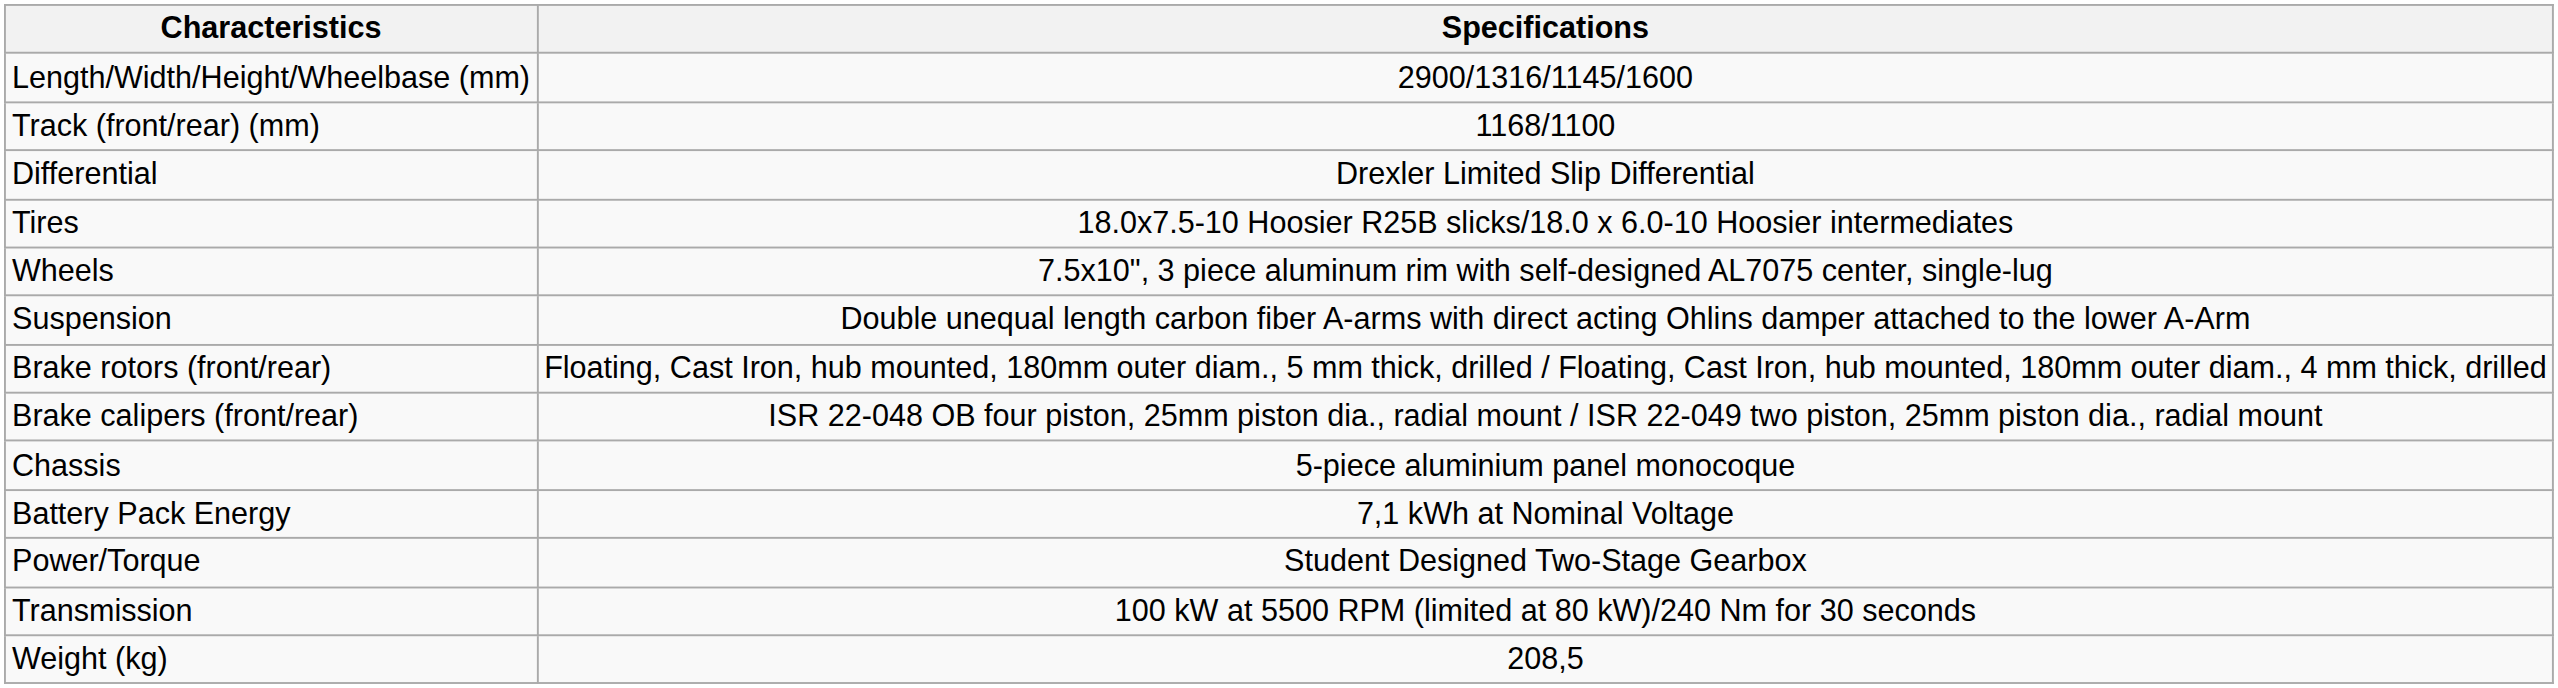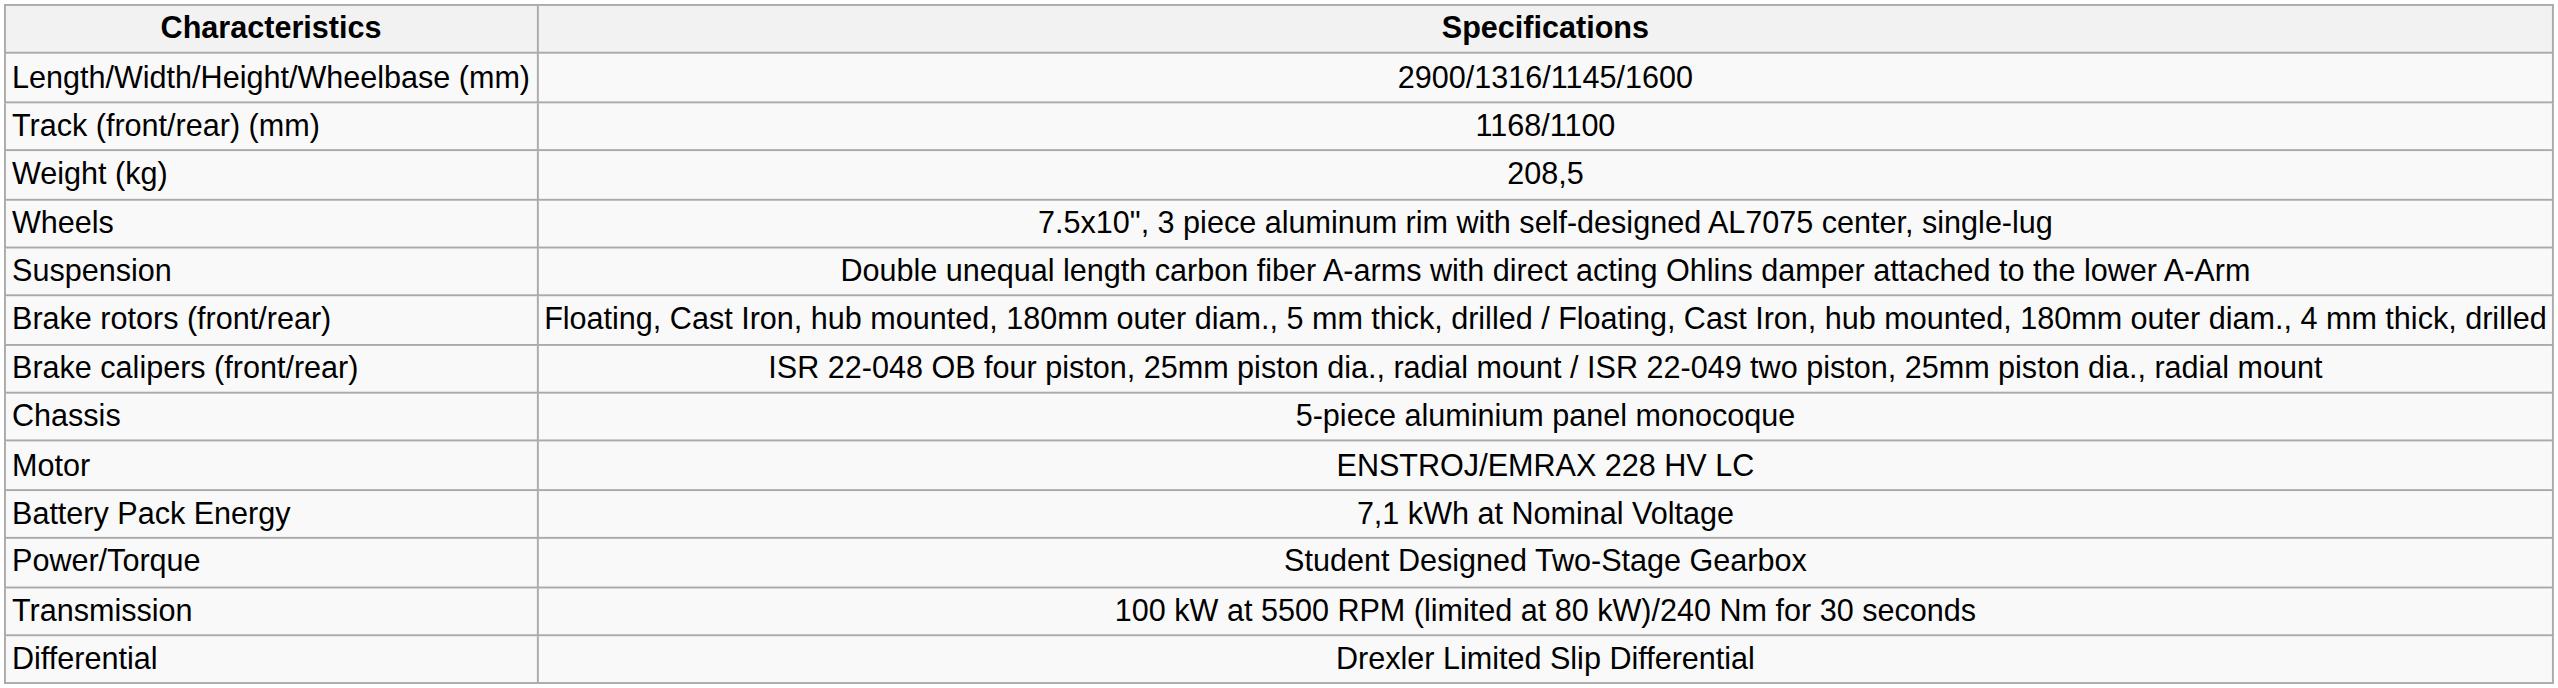rows swapped: (90, 658) <-> (85, 174)
- row: (45, 222)
+ row: (51, 464)
